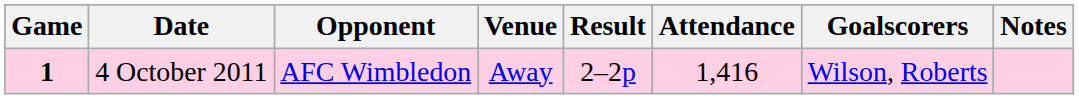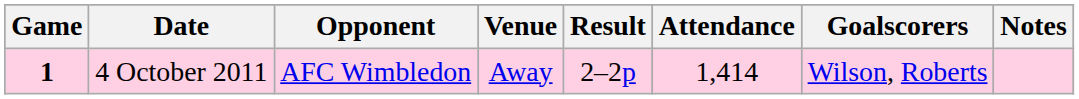(727, 70) 1,416 -> (727, 70) 1,414
